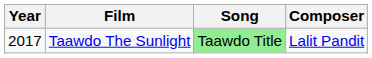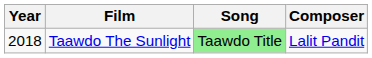(25, 40) 2017 -> (25, 40) 2018
